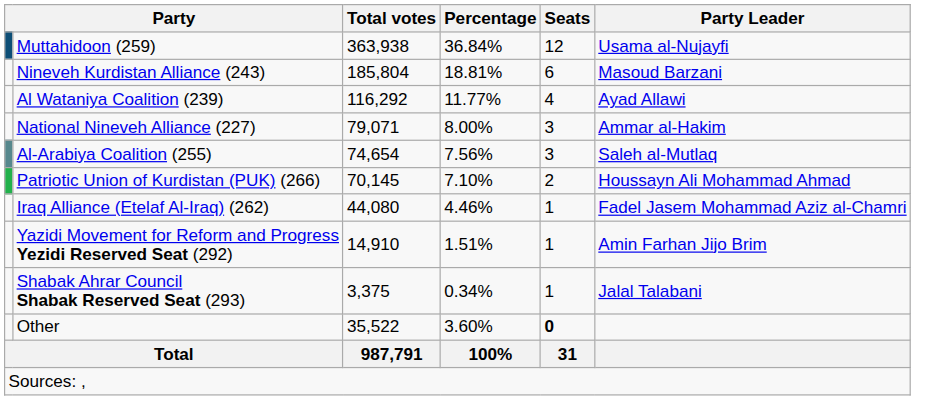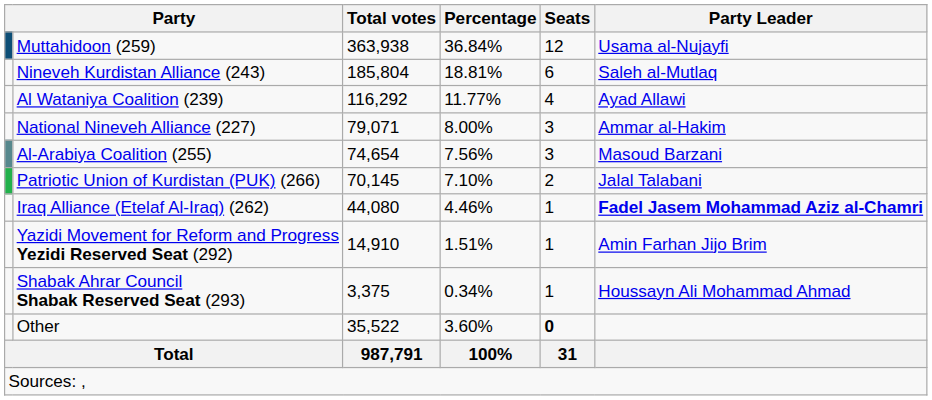(660, 73) Masoud Barzani -> (658, 73) Saleh al-Mutlaq
(658, 154) Saleh al-Mutlaq -> (660, 154) Masoud Barzani
(724, 181) Houssayn Ali Mohammad Ahmad -> (650, 181) Jalal Talabani
(752, 208) normal -> (761, 208) bold
(650, 291) Jalal Talabani -> (724, 291) Houssayn Ali Mohammad Ahmad
